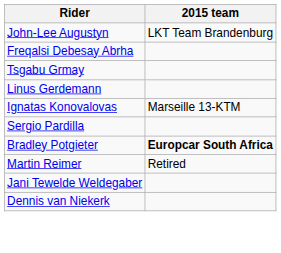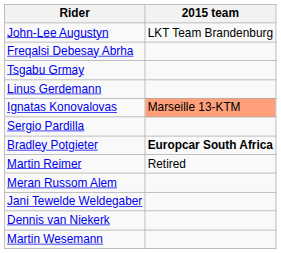(194, 107) no background -> (194, 107) lightsalmon background
+ row: (62, 182)
+ row: (55, 239)
